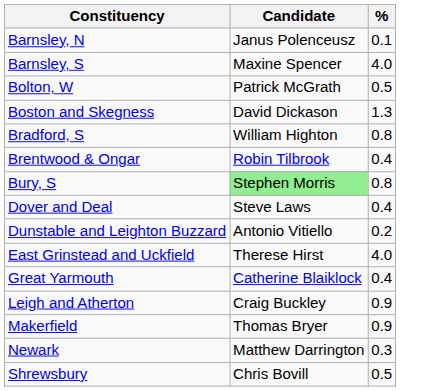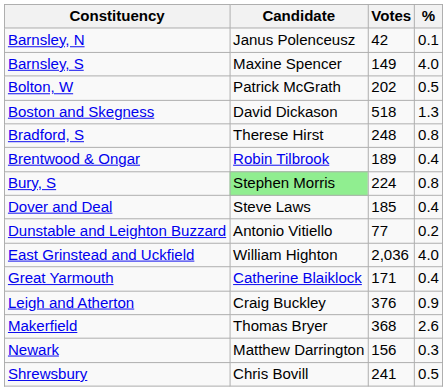+ column: (391, 16)
(285, 135) William Highton -> (278, 135) Therese Hirst
(278, 254) Therese Hirst -> (285, 254) William Highton
(382, 326) 0.9 -> (429, 326) 2.6
